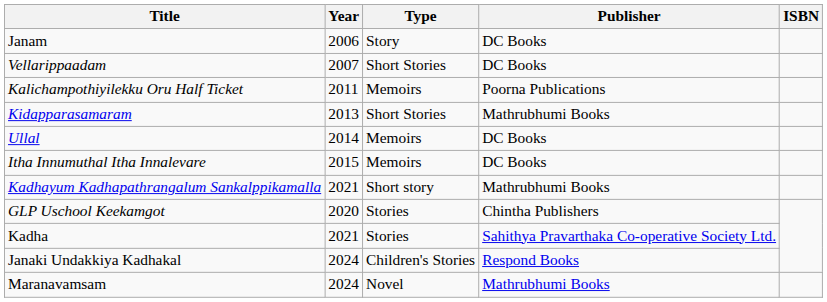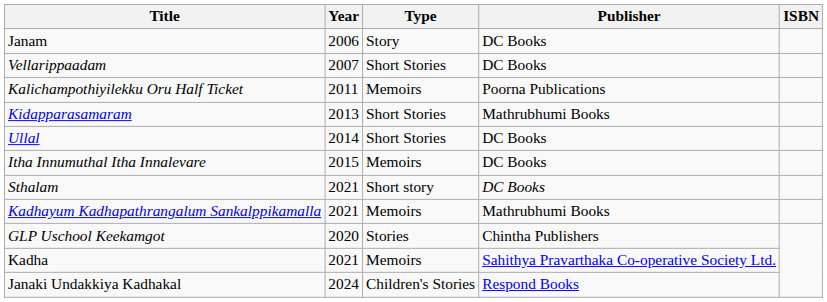(394, 138) Memoirs -> (406, 138) Short Stories
+ row: (33, 187)
(400, 187) Short story -> (394, 211) Memoirs
(387, 235) Stories -> (394, 260) Memoirs
- row: (57, 284)
